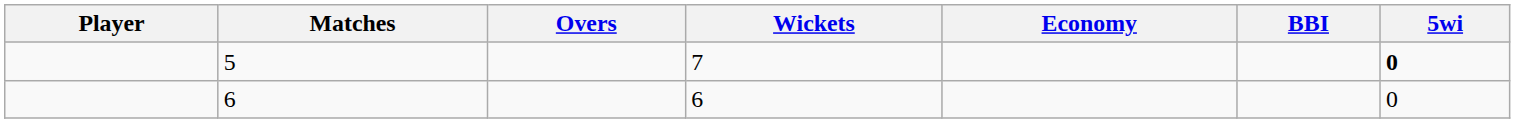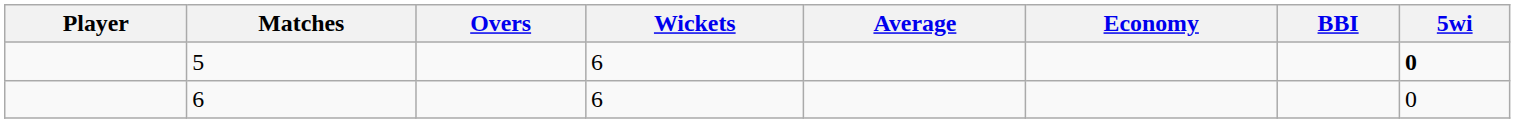+ column: (915, 23)
(697, 61) 7 -> (597, 61) 6
